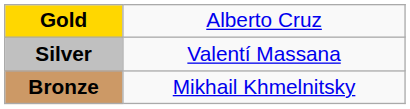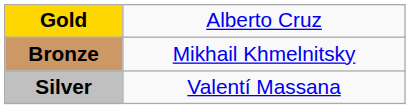rows swapped: (64, 53) <-> (64, 86)
